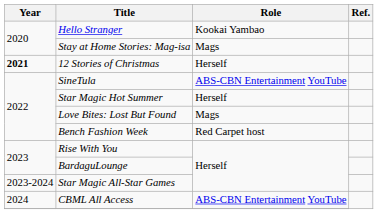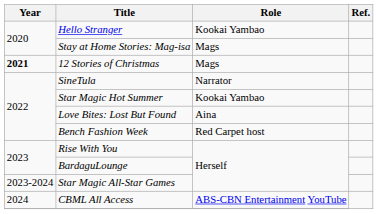(211, 64) Herself -> (207, 64) Mags
(271, 81) ABS-CBN Entertainment YouTube -> (213, 81) Narrator
(211, 98) Herself -> (230, 98) Kookai Yambao
(207, 115) Mags -> (206, 115) Aina
